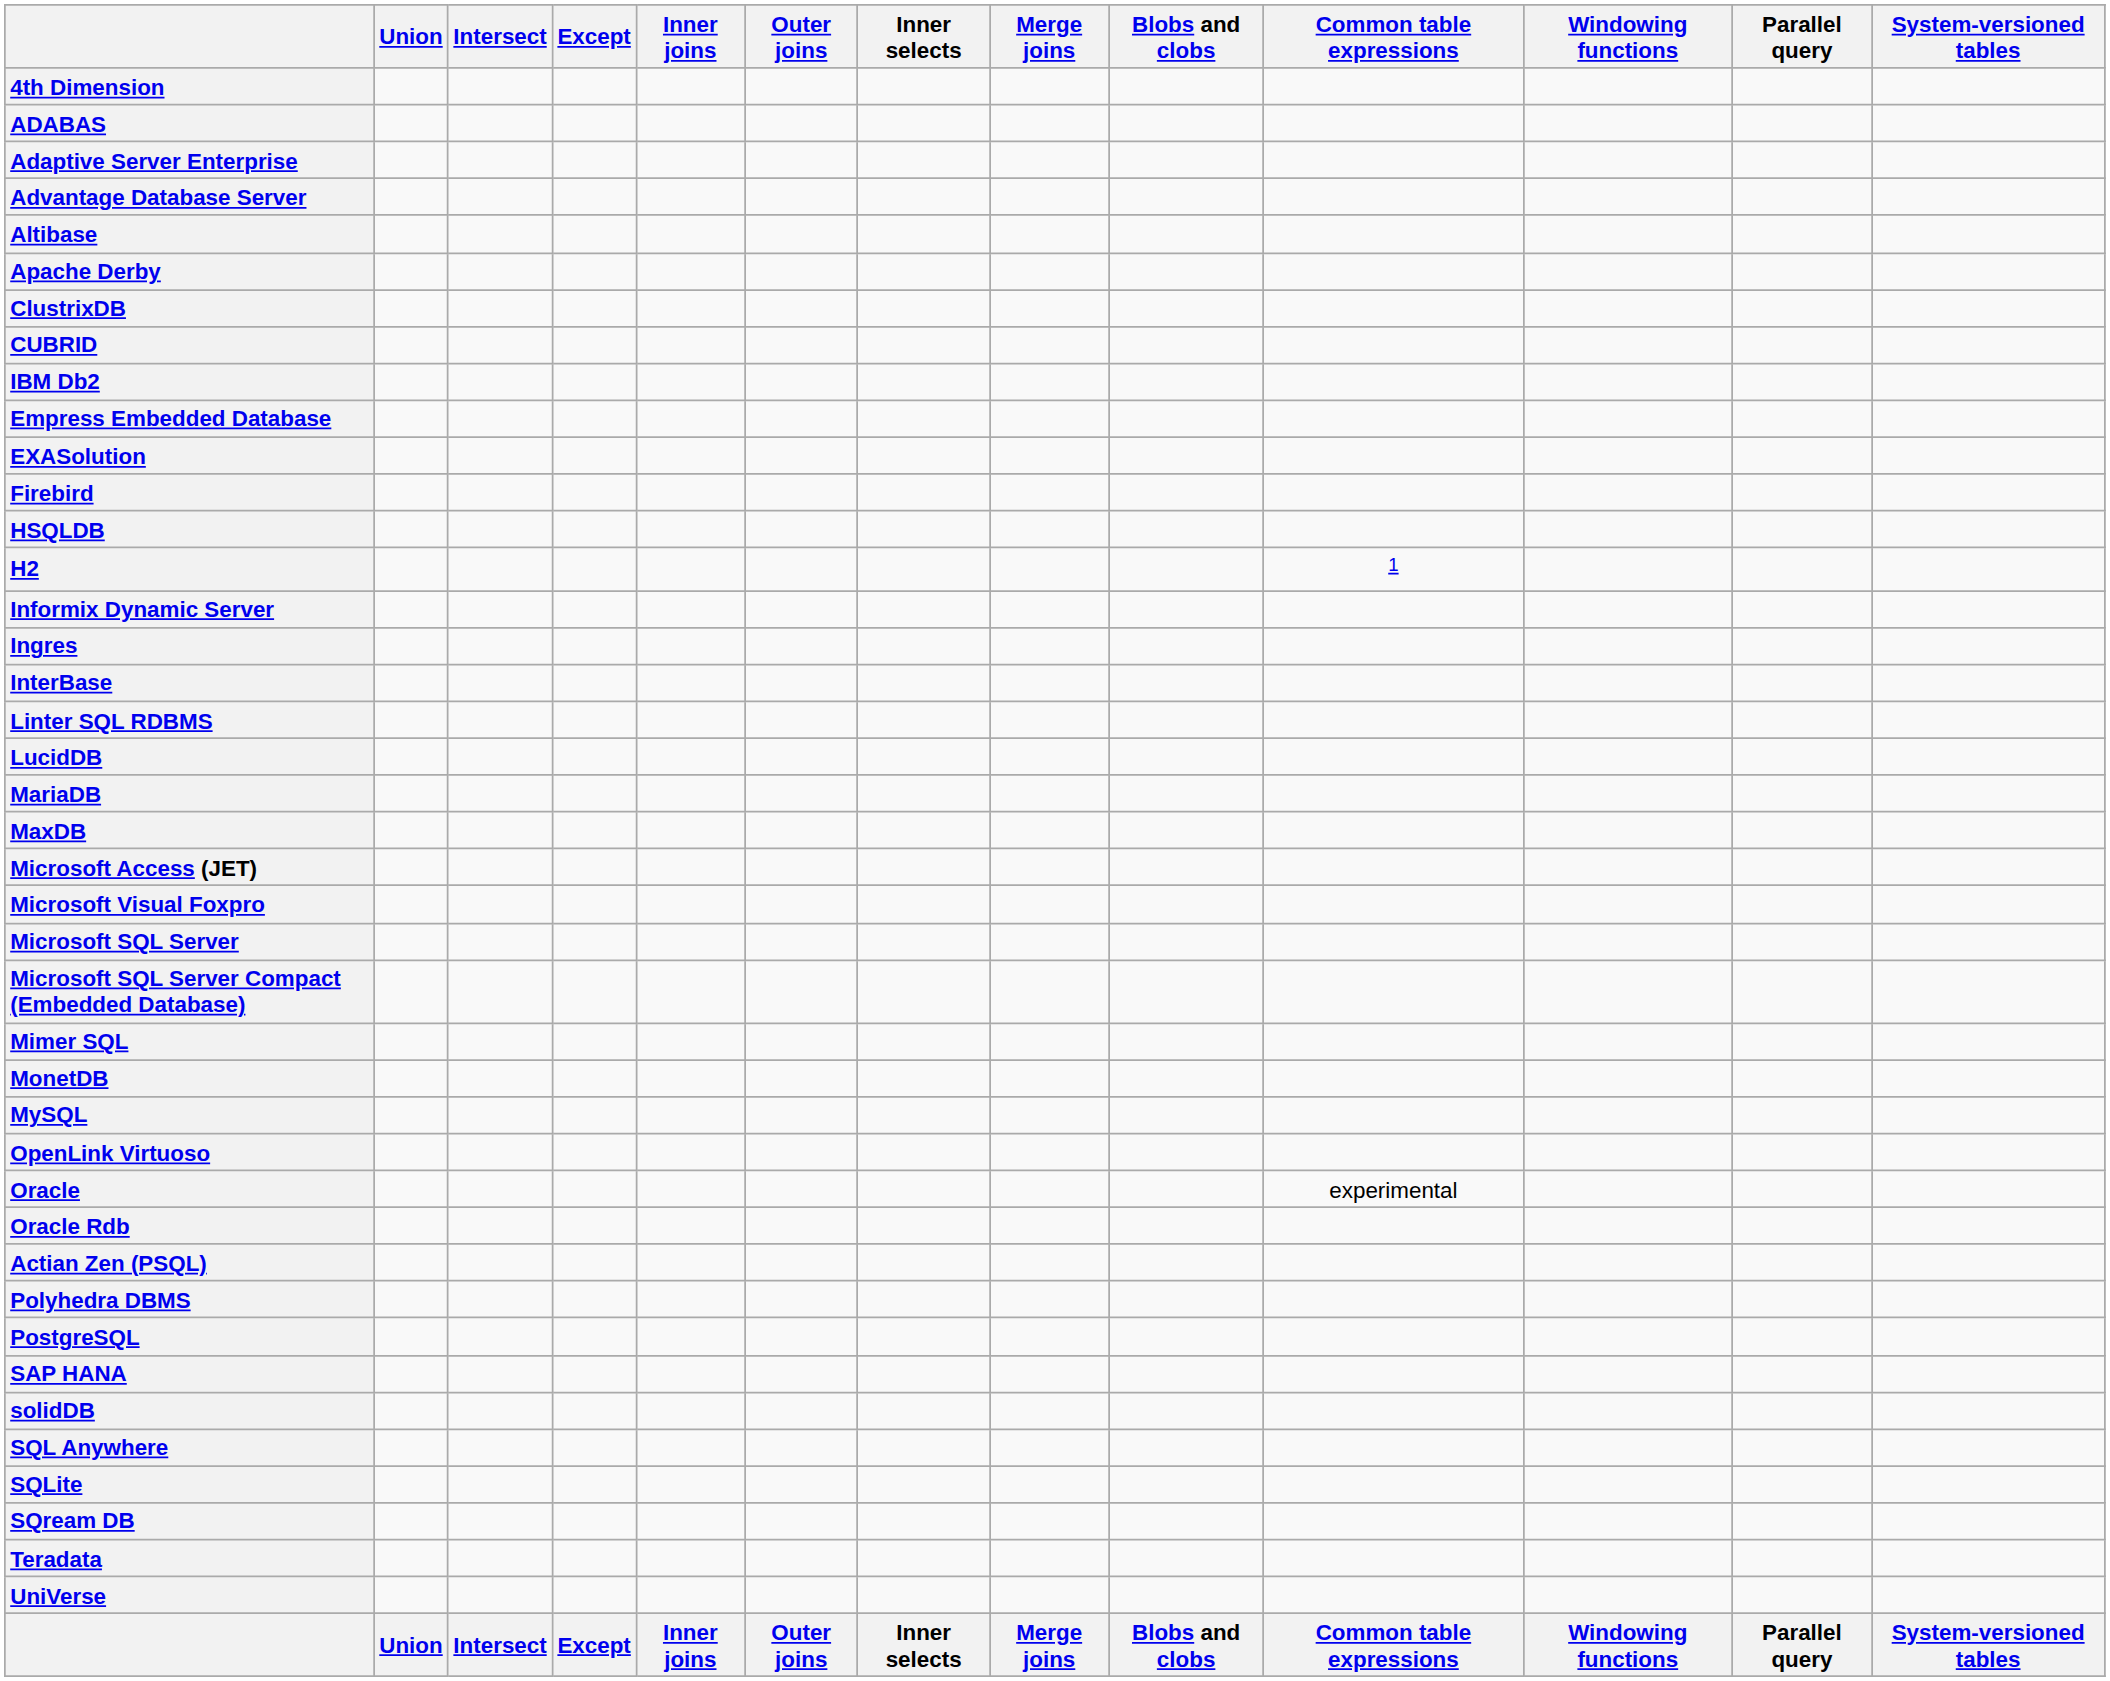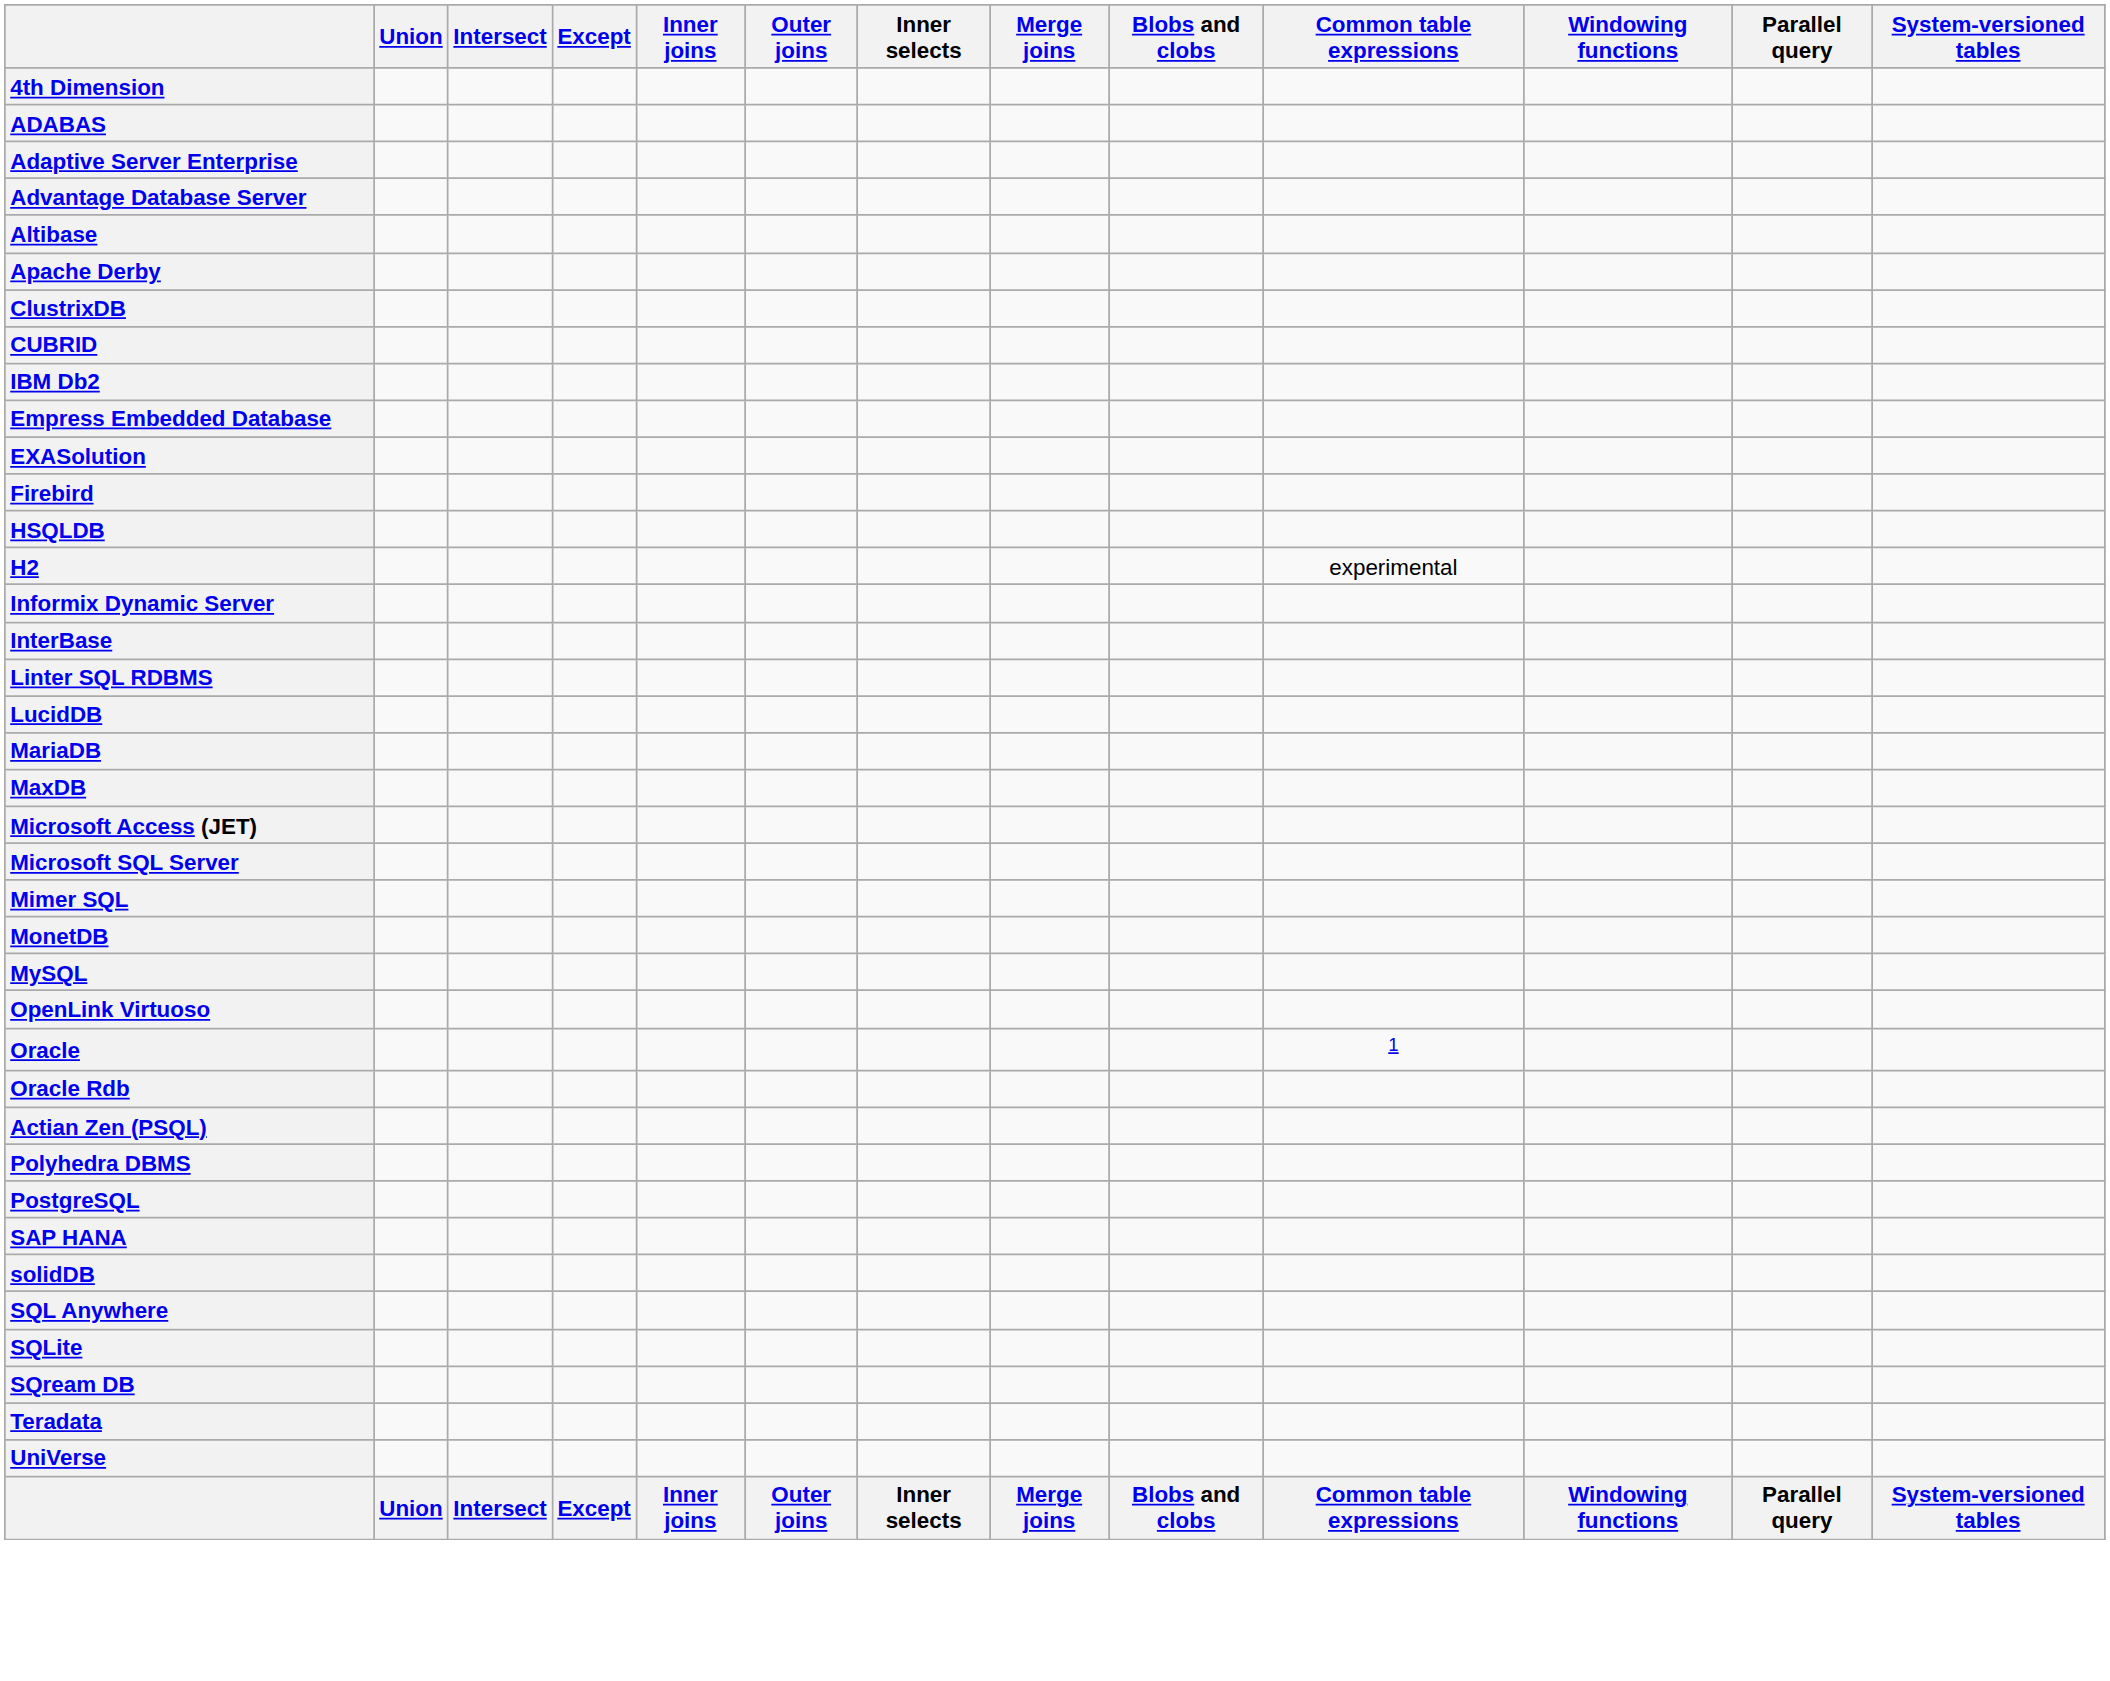(1393, 564) 1 -> (1393, 566) experimental
- row: (44, 646)
- row: (138, 904)
- row: (176, 991)
(1393, 1189) experimental -> (1393, 1043) 1
